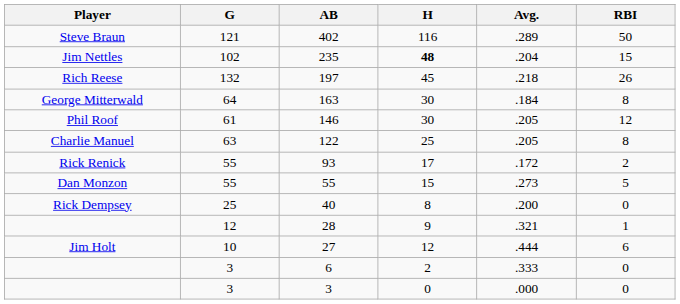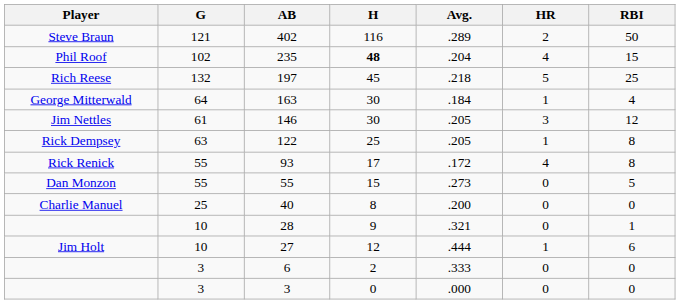+ column: (546, 15)
(92, 57) Jim Nettles -> (81, 57) Phil Roof
(625, 78) 26 -> (632, 78) 25
(625, 99) 8 -> (632, 99) 4
(92, 120) Phil Roof -> (81, 120) Jim Nettles
(92, 141) Charlie Manuel -> (81, 141) Rick Dempsey
(625, 162) 2 -> (632, 162) 8
(92, 204) Rick Dempsey -> (81, 204) Charlie Manuel
(230, 225) 12 -> (201, 225) 10
